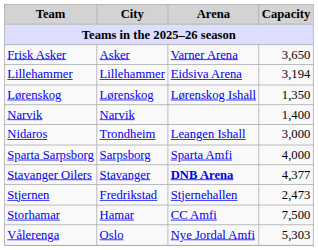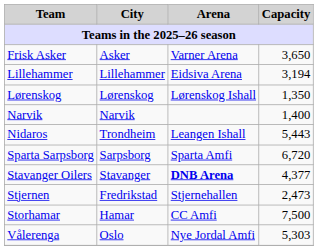(296, 134) 3,000 -> (296, 134) 5,443
(296, 154) 4,000 -> (296, 154) 6,720
